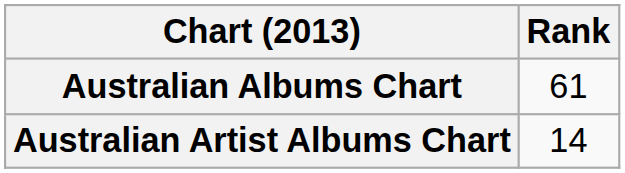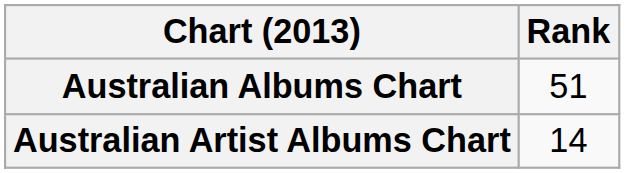(568, 85) 61 -> (568, 85) 51
